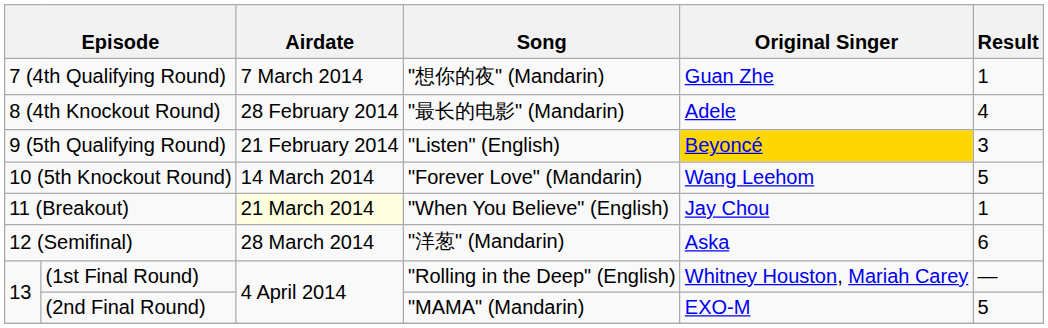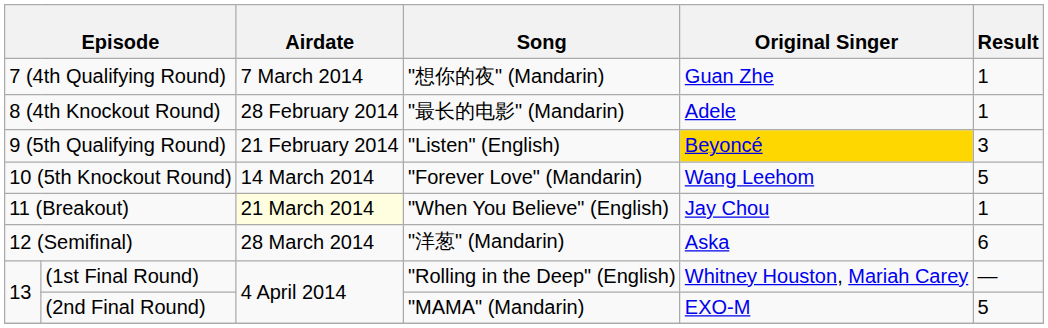(983, 111) 4 -> (983, 111) 1
